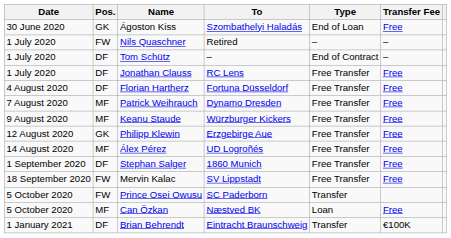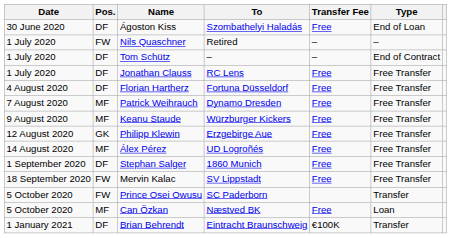columns swapped: (345, 12) <-> (412, 12)
(102, 27) GK -> (102, 27) DF
